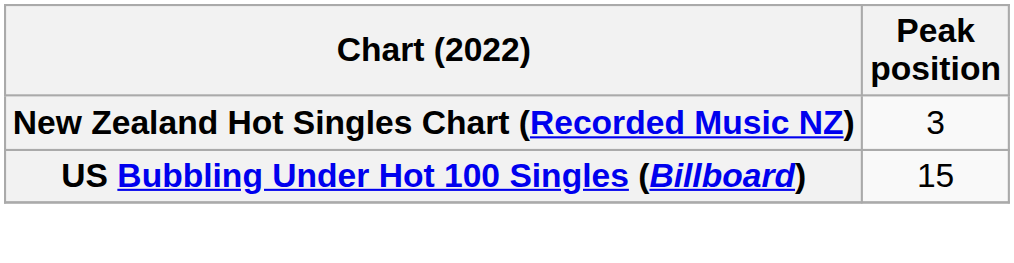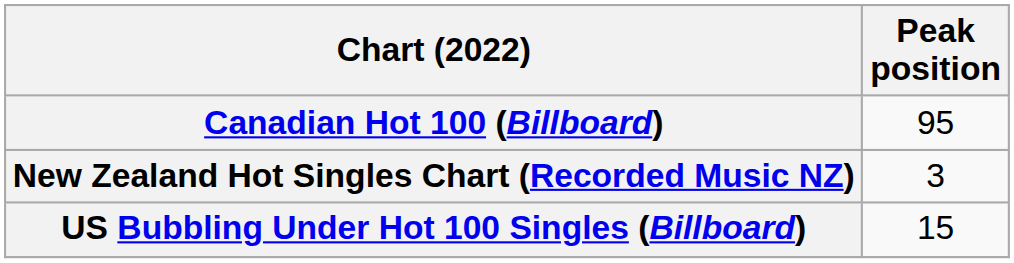+ row: (434, 122)
